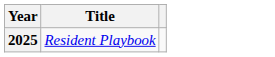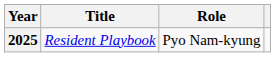+ column: (211, 16)
